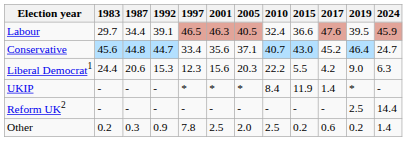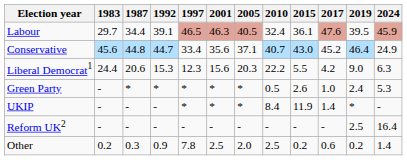(303, 31) 36.6 -> (303, 31) 36.1
(387, 49) 24.7 -> (387, 49) 24.9
+ row: (34, 88)
(387, 108) 14.4 -> (387, 126) 16.4
